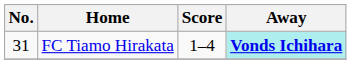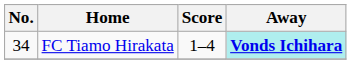(21, 45) 31 -> (21, 45) 34
